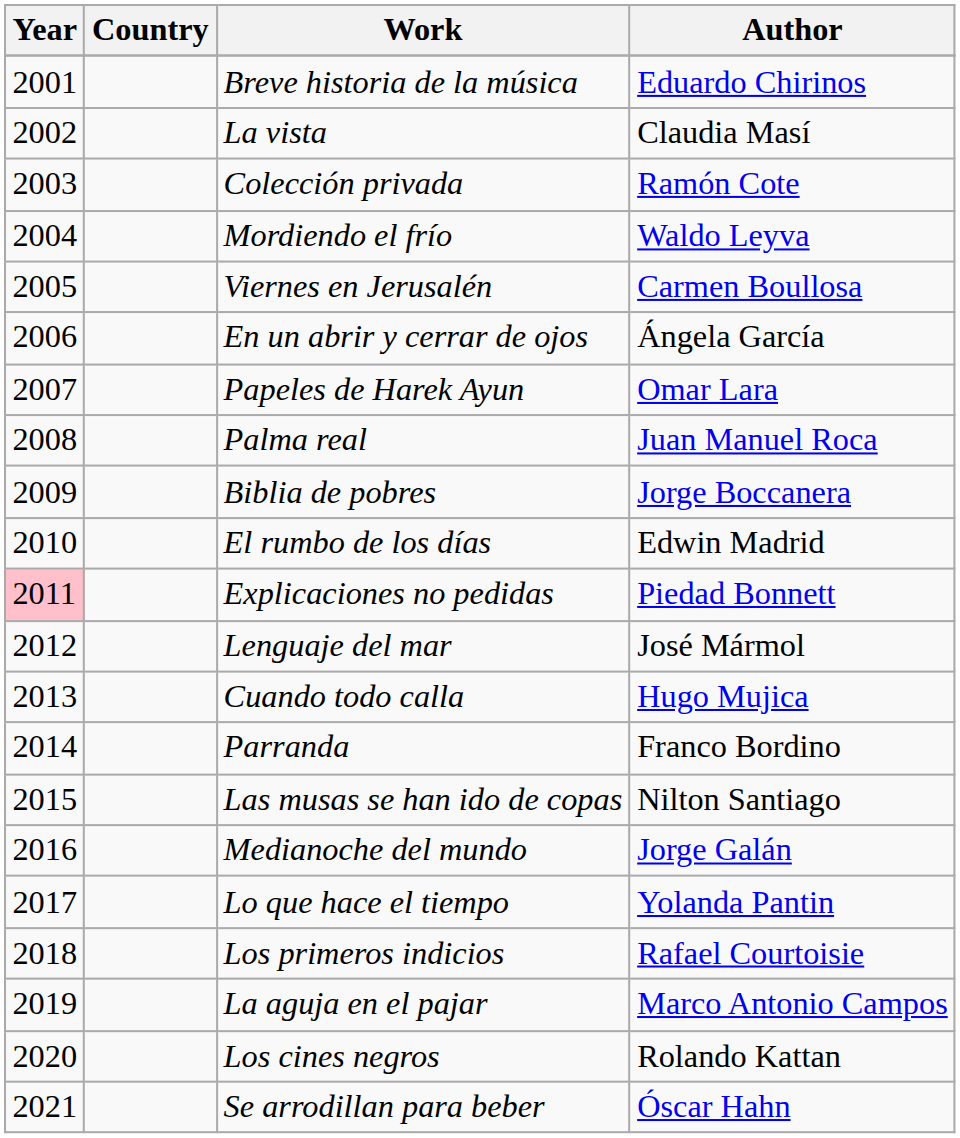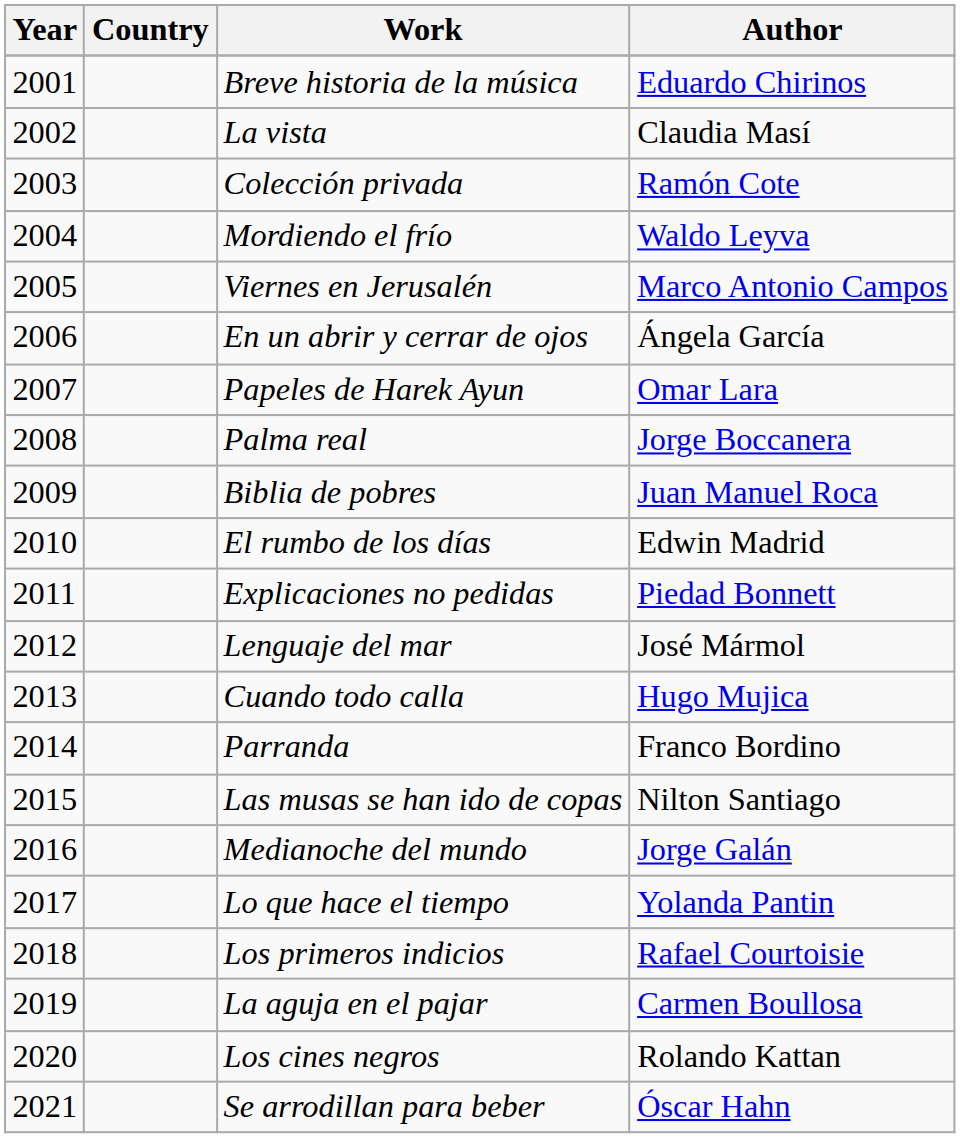(750, 286) Carmen Boullosa -> (792, 286) Marco Antonio Campos
(757, 440) Juan Manuel Roca -> (744, 440) Jorge Boccanera
(744, 491) Jorge Boccanera -> (757, 491) Juan Manuel Roca
(44, 593) pink background -> (44, 593) no background
(792, 1004) Marco Antonio Campos -> (750, 1004) Carmen Boullosa
